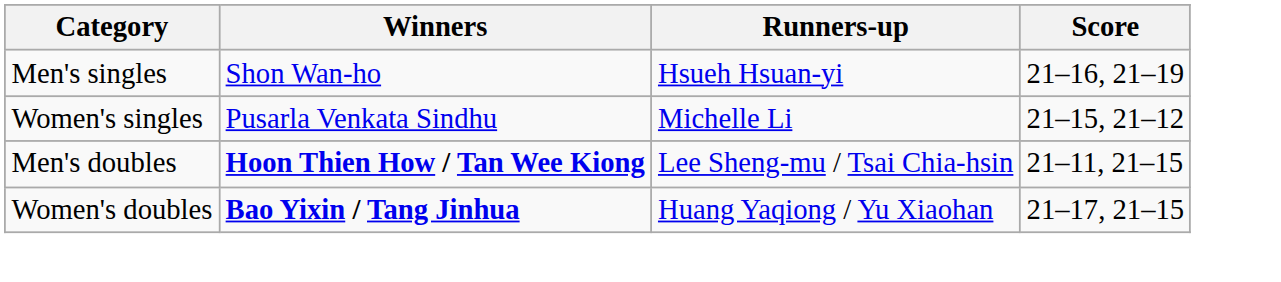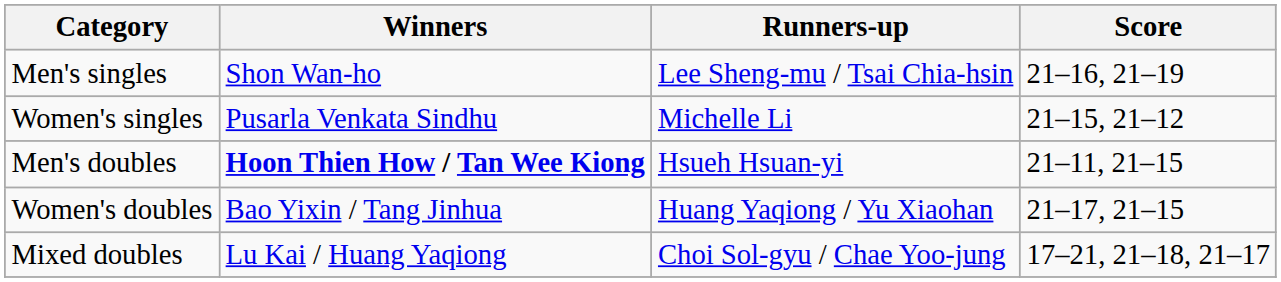(751, 72) Hsueh Hsuan-yi -> (836, 72) Lee Sheng-mu / Tsai Chia-hsin
(836, 163) Lee Sheng-mu / Tsai Chia-hsin -> (751, 163) Hsueh Hsuan-yi
(373, 208) bold -> (364, 208) normal
+ row: (97, 254)
